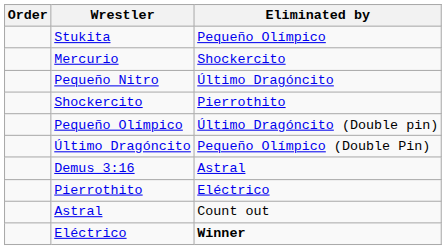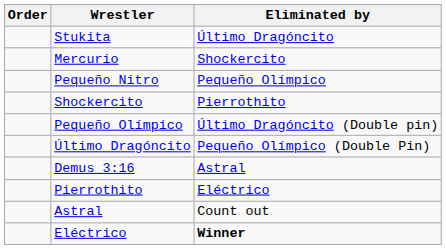(262, 37) Pequeño Olímpico -> (266, 37) Último Dragóncito
(266, 81) Último Dragóncito -> (262, 81) Pequeño Olímpico
